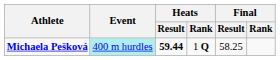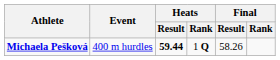(123, 47) paleturquoise background -> (123, 47) no background
(231, 47) 58.25 -> (231, 47) 58.26
